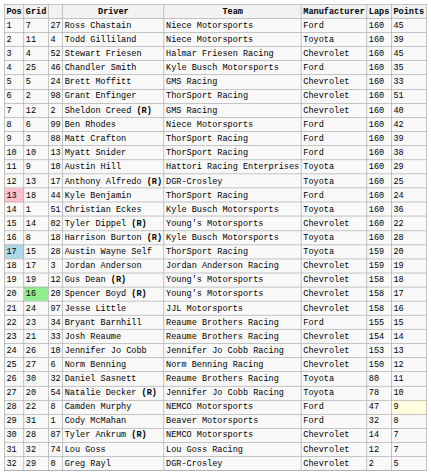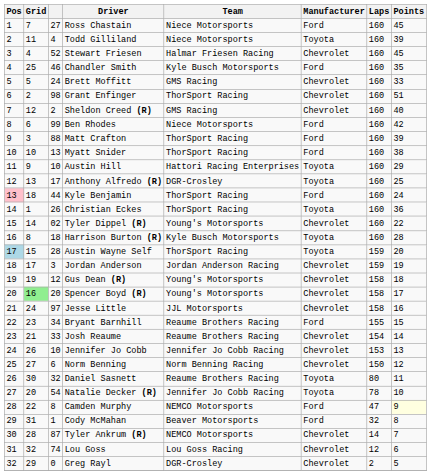(56, 209) 51 -> (56, 209) 26
(222, 209) Kyle Busch Motorsports -> (207, 209) ThorSport Racing
(396, 449) 7 -> (396, 449) 6
